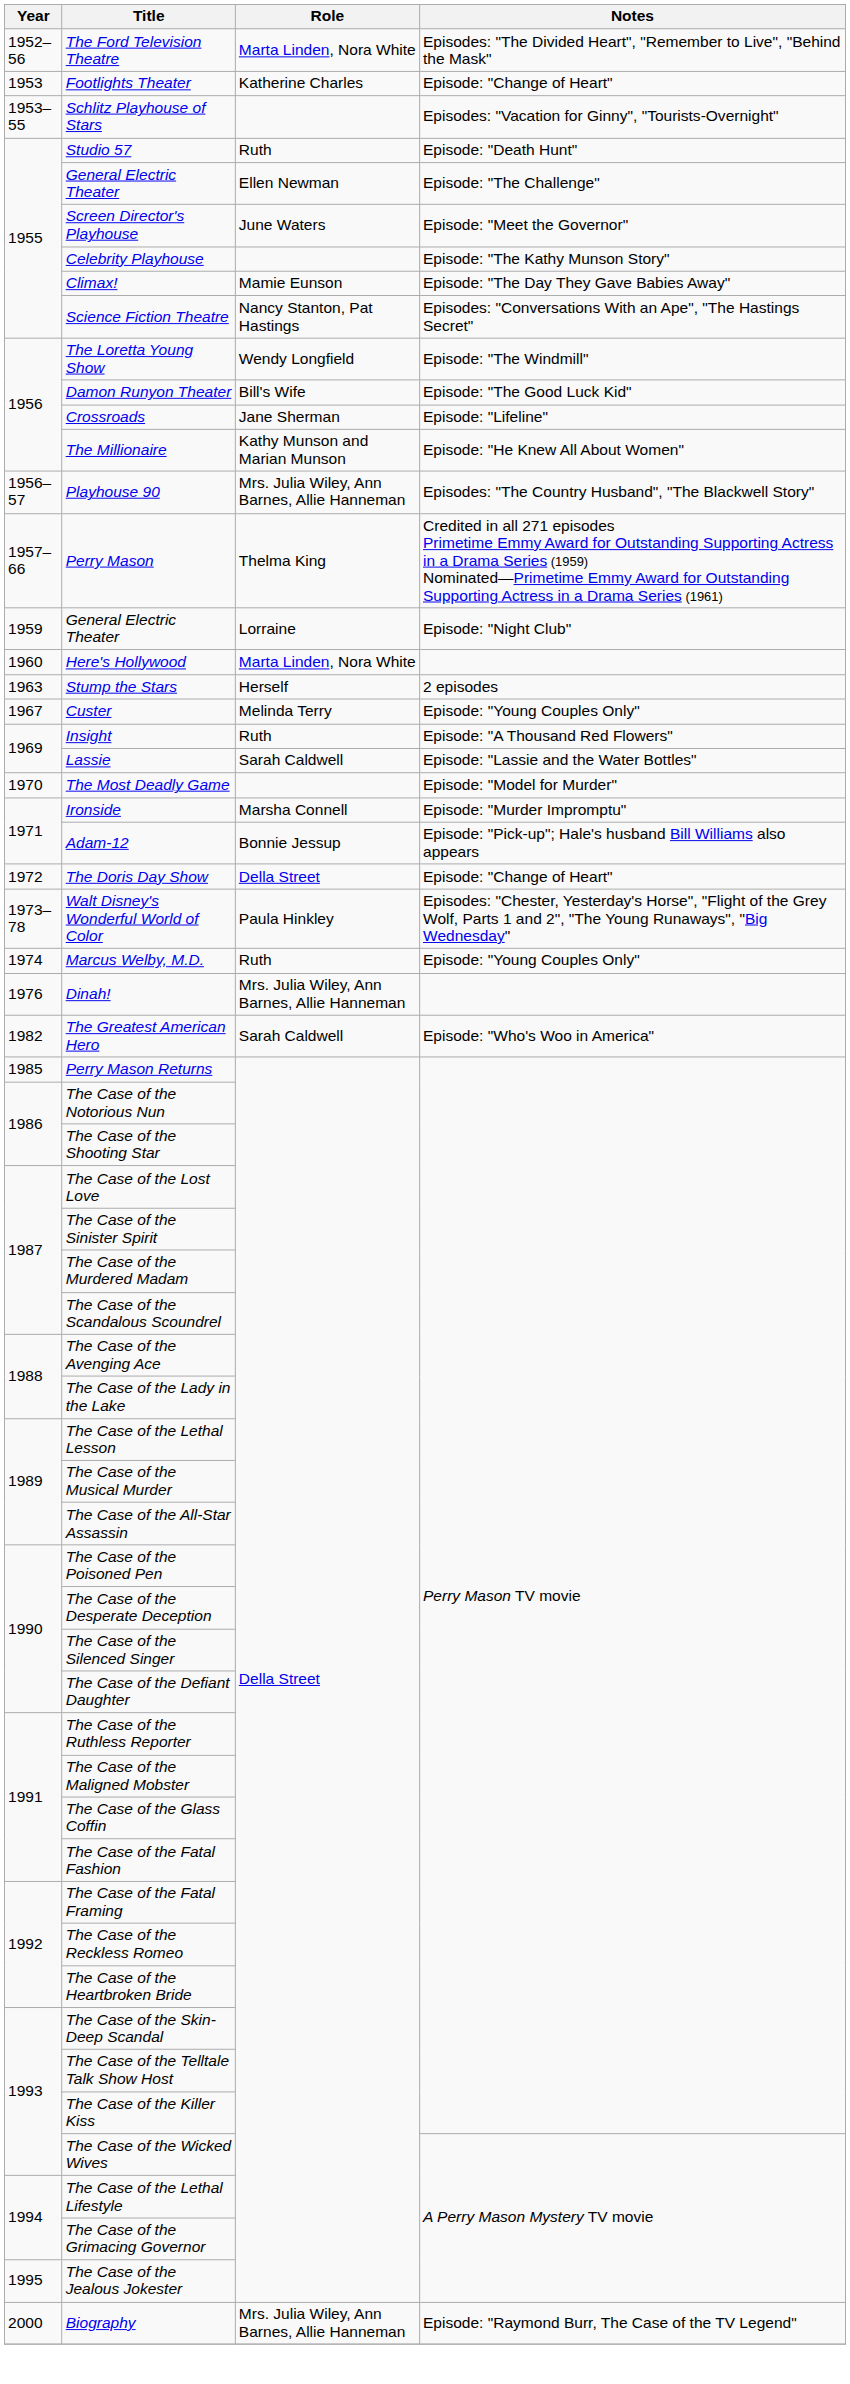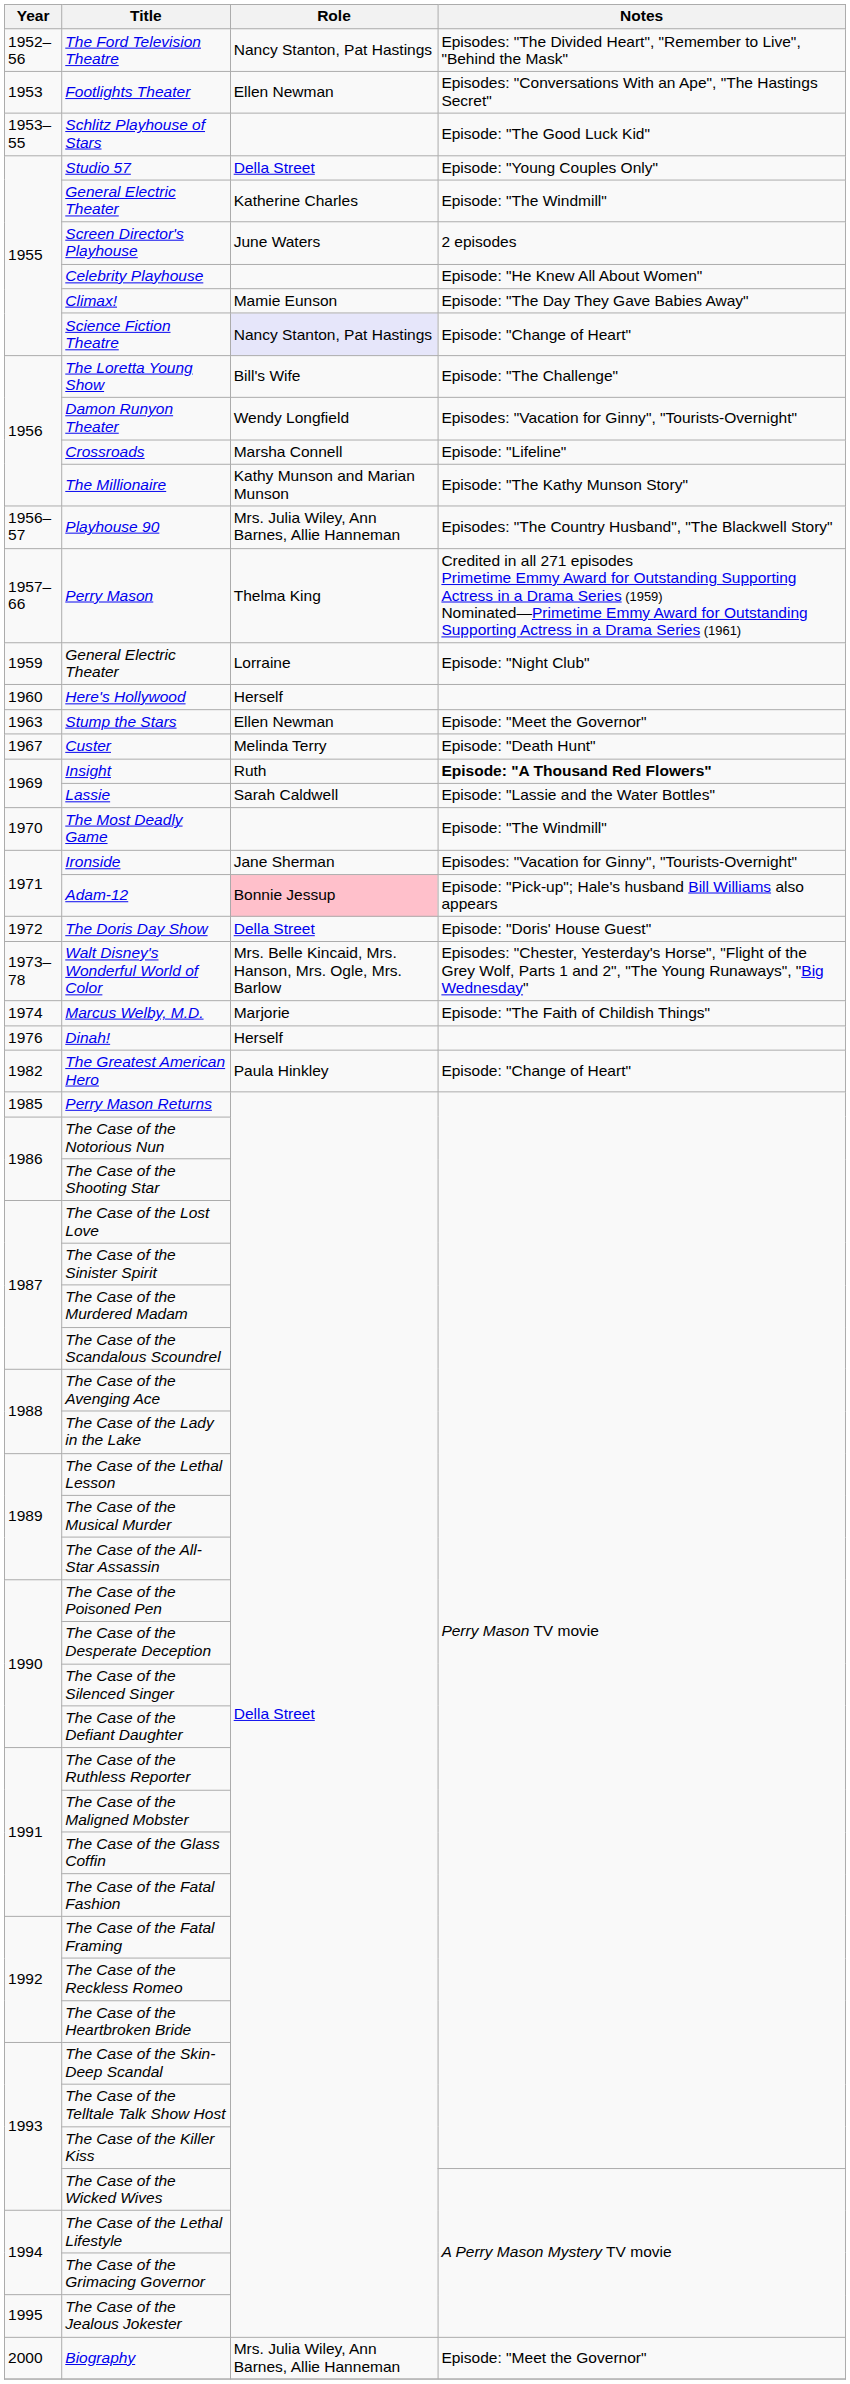(327, 50) Marta Linden, Nora White -> (333, 50) Nancy Stanton, Pat Hastings
(301, 83) Katherine Charles -> (284, 92) Ellen Newman
(518, 83) Episode: "Change of Heart" -> (630, 92) Episodes: "Conversations With an Ape", "The Hastings Secret"
(601, 116) Episodes: "Vacation for Ginny", "Tourists-Overnight" -> (546, 134) Episode: "The Good Luck Kid"
(255, 150) Ruth -> (274, 167) Della Street
(500, 150) Episode: "Death Hunt" -> (550, 167) Episode: "Young Couples Only"
(289, 183) Ellen Newman -> (296, 200) Katherine Charles
(511, 183) Episode: "The Challenge" -> (524, 200) Episode: "The Windmill"
(526, 225) Episode: "Meet the Governor" -> (479, 243) 2 episodes
(546, 258) Episode: "The Kathy Munson Story" -> (572, 276) Episode: "He Knew All About Women"
(306, 316) no background -> (333, 334) lavender background
(611, 316) Episodes: "Conversations With an Ape", "The Hastings Secret" -> (536, 334) Episode: "Change of Heart"
(297, 358) Wendy Longfield -> (267, 376) Bill's Wife
(506, 358) Episode: "The Windmill" -> (530, 376) Episode: "The Challenge"
(272, 392) Bill's Wife -> (291, 418) Wendy Longfield
(527, 392) Episode: "The Good Luck Kid" -> (619, 418) Episodes: "Vacation for Ginny", "Tourists-Overnight"
(289, 416) Jane Sherman -> (288, 451) Marsha Connell
(553, 450) Episode: "He Knew All About Women" -> (565, 485) Episode: "The Kathy Munson Story"
(327, 662) Marta Linden, Nora White -> (258, 697) Herself
(263, 686) Herself -> (284, 721) Ellen Newman
(461, 686) 2 episodes -> (544, 721) Episode: "Meet the Governor"
(531, 711) Episode: "Young Couples Only" -> (519, 746) Episode: "Death Hunt"
(548, 736) normal -> (577, 770) bold
(520, 785) Episode: "Model for Murder" -> (524, 828) Episode: "The Windmill"
(293, 809) Marsha Connell -> (284, 862) Jane Sherman
(525, 809) Episode: "Murder Impromptu" -> (619, 862) Episodes: "Vacation for Ginny", "Tourists-Overnight"
(290, 843) no background -> (285, 895) pink background
(518, 876) Episode: "Change of Heart" -> (546, 928) Episode: "Doris' House Guest"
(286, 918) Paula Hinkley -> (318, 971) Mrs. Belle Kincaid, Mrs. Hanson, Mrs. Ogle, Mrs. Barlow
(255, 960) Ruth -> (262, 1013) Marjorie
(531, 960) Episode: "Young Couples Only" -> (576, 1013) Episode: "The Faith of Childish Things"
(322, 994) Mrs. Julia Wiley, Ann Barnes, Allie Hanneman -> (258, 1037) Herself
(291, 1036) Sarah Caldwell -> (281, 1071) Paula Hinkley
(539, 1036) Episode: "Who's Woo in America" -> (536, 1071) Episode: "Change of Heart"
(610, 2322) Episode: "Raymond Burr, The Case of the TV Legend" -> (544, 2357) Episode: "Meet the Governor"
